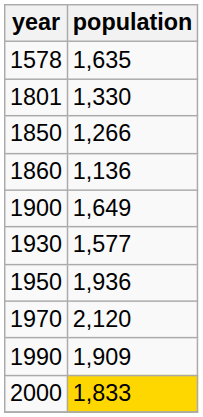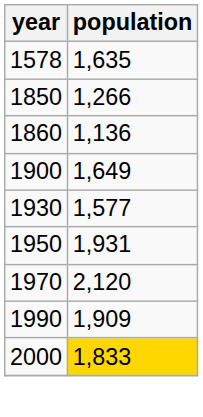- row: (36, 97)
(102, 282) 1,936 -> (102, 245) 1,931
